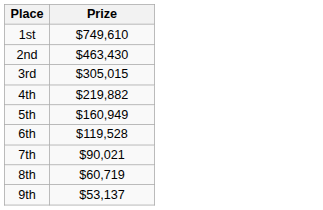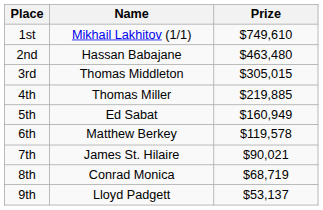+ column: (132, 14)
(102, 54) $463,430 -> (266, 54) $463,480
(102, 94) $219,882 -> (266, 94) $219,885
(102, 134) $119,528 -> (266, 134) $119,578
(102, 174) $60,719 -> (266, 174) $68,719
